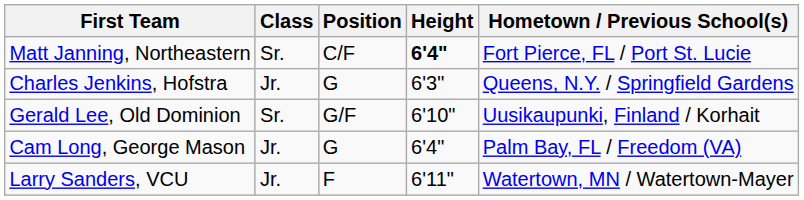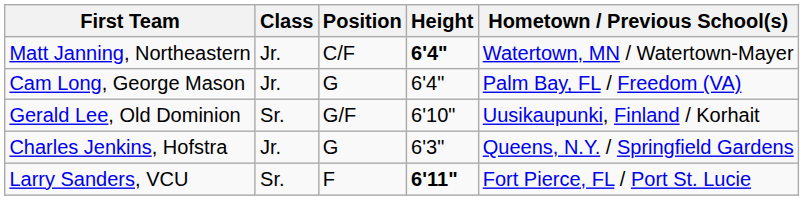(272, 53) Sr. -> (271, 53) Jr.
(617, 53) Fort Pierce, FL / Port St. Lucie -> (638, 53) Watertown, MN / Watertown-Mayer
rows swapped: (118, 84) <-> (127, 147)
(271, 179) Jr. -> (272, 179) Sr.
(433, 179) normal -> (434, 179) bold
(638, 179) Watertown, MN / Watertown-Mayer -> (617, 179) Fort Pierce, FL / Port St. Lucie
